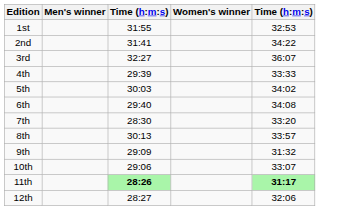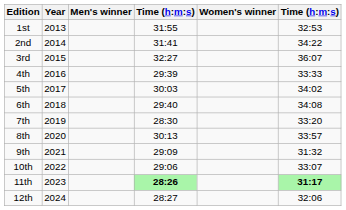+ column: (55, 12)
